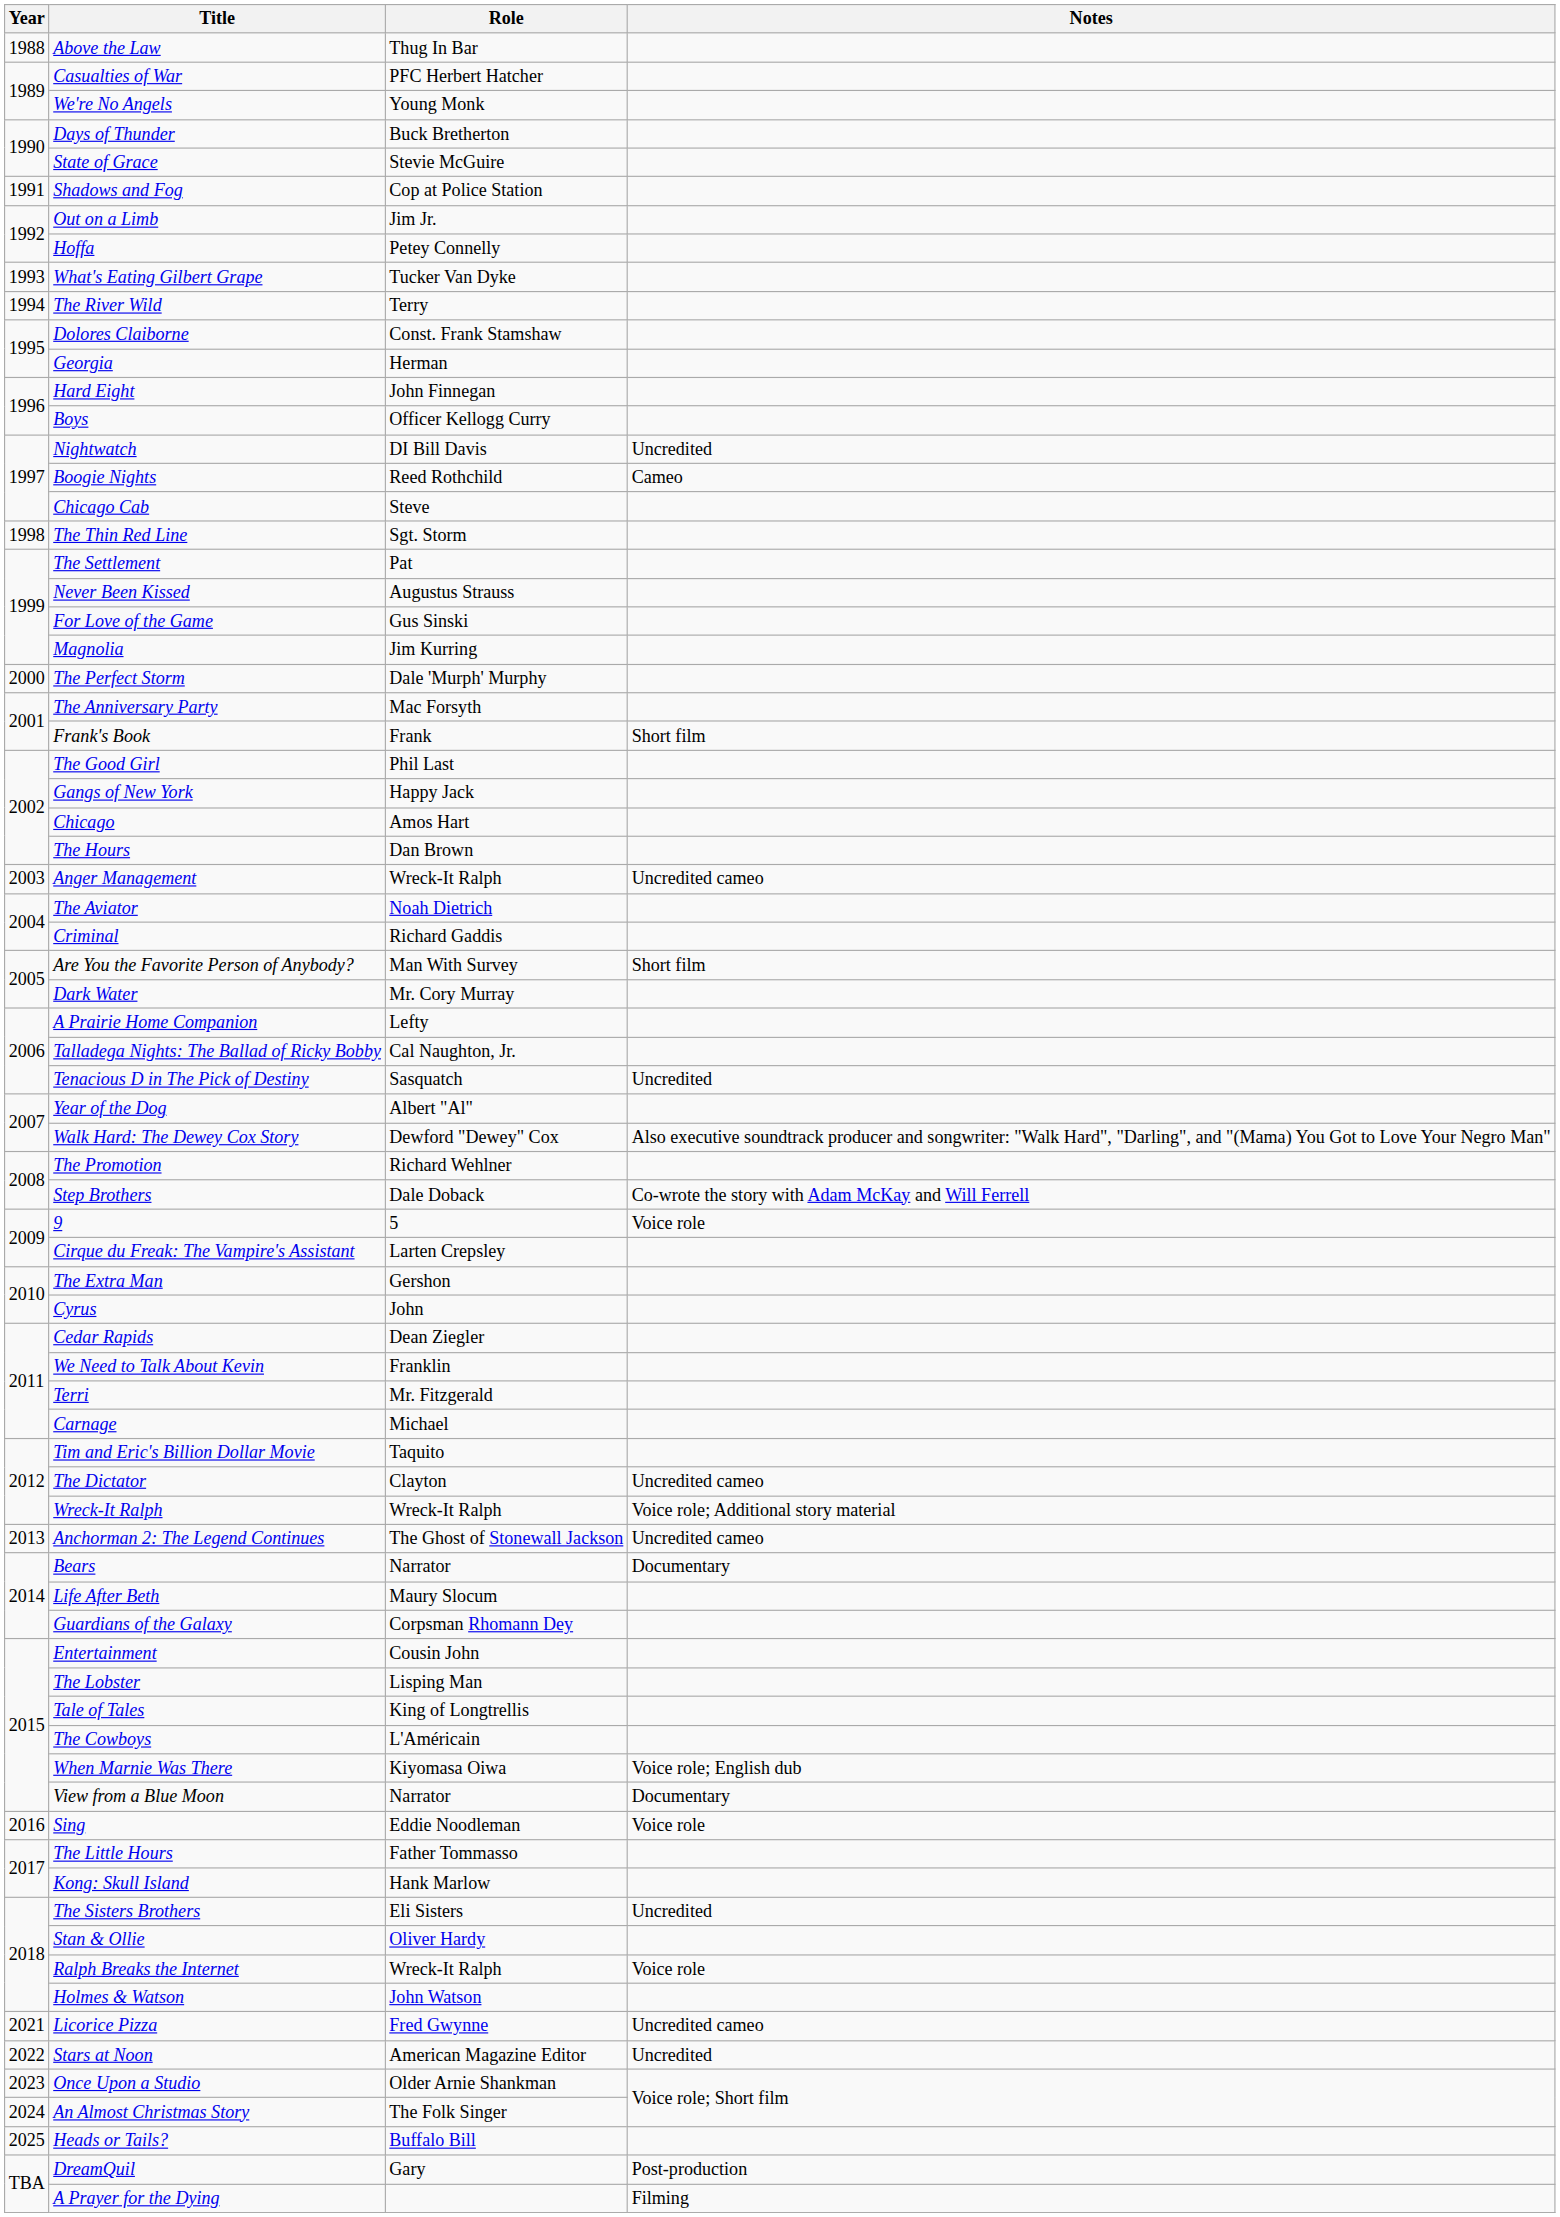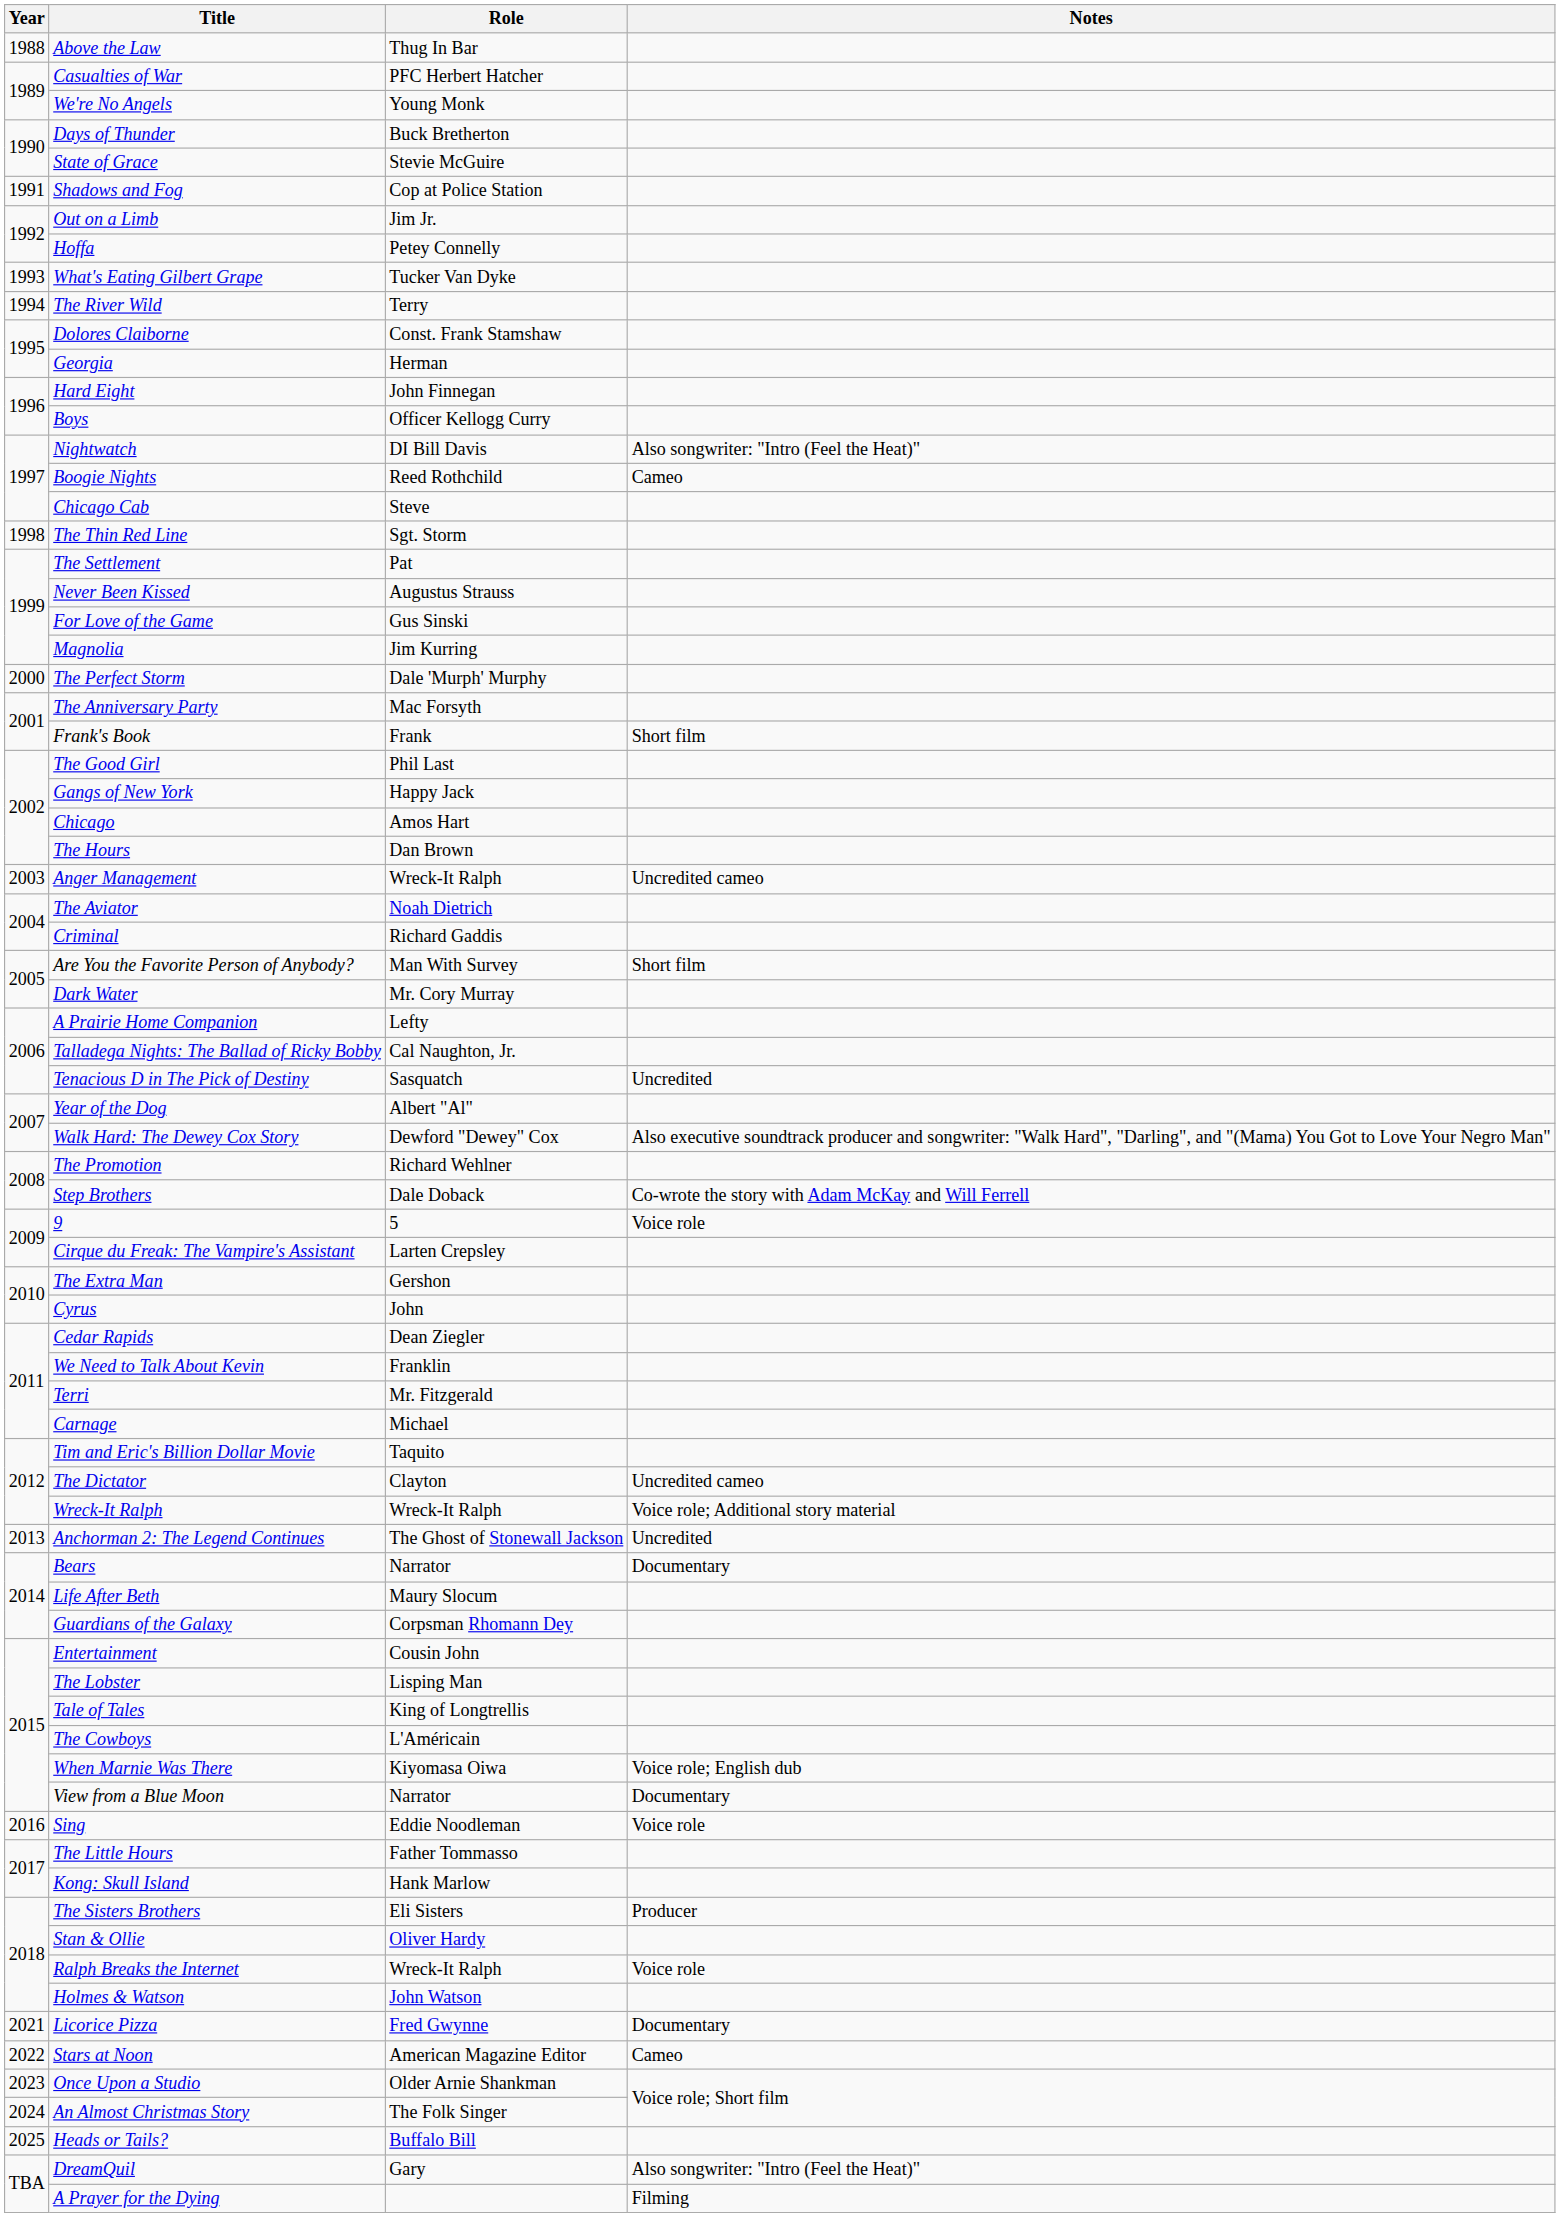(672, 448) Uncredited -> (776, 448) Also songwriter: "Intro (Feel the Heat)"
(698, 1538) Uncredited cameo -> (672, 1538) Uncredited
(672, 1911) Uncredited -> (664, 1911) Producer
(698, 2025) Uncredited cameo -> (681, 2025) Documentary
(672, 2054) Uncredited -> (657, 2054) Cameo
(689, 2169) Post-production -> (776, 2169) Also songwriter: "Intro (Feel the Heat)"
